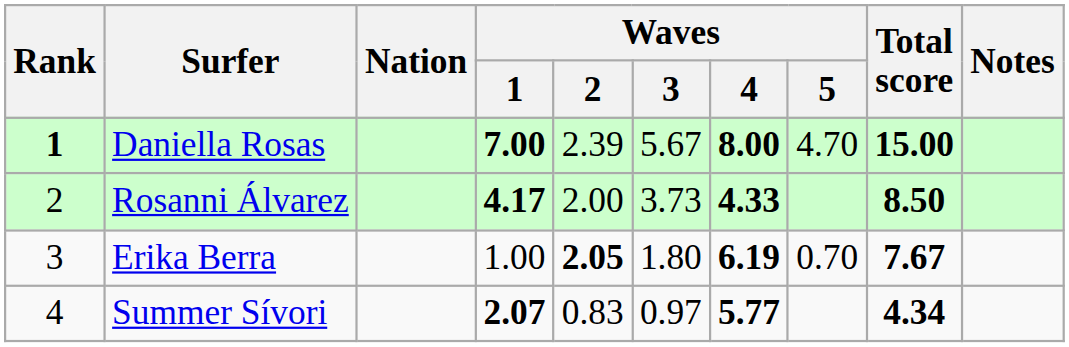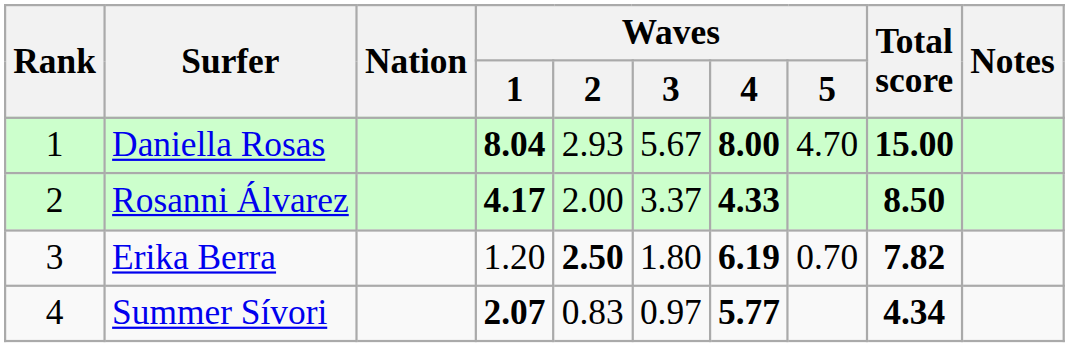(55, 144) bold -> (55, 144) normal
(514, 144) 7.00 -> (514, 144) 8.04
(593, 144) 2.39 -> (593, 144) 2.93
(671, 200) 3.73 -> (671, 200) 3.37
(514, 256) 1.00 -> (514, 256) 1.20
(593, 256) 2.05 -> (593, 256) 2.50
(914, 256) 7.67 -> (914, 256) 7.82
